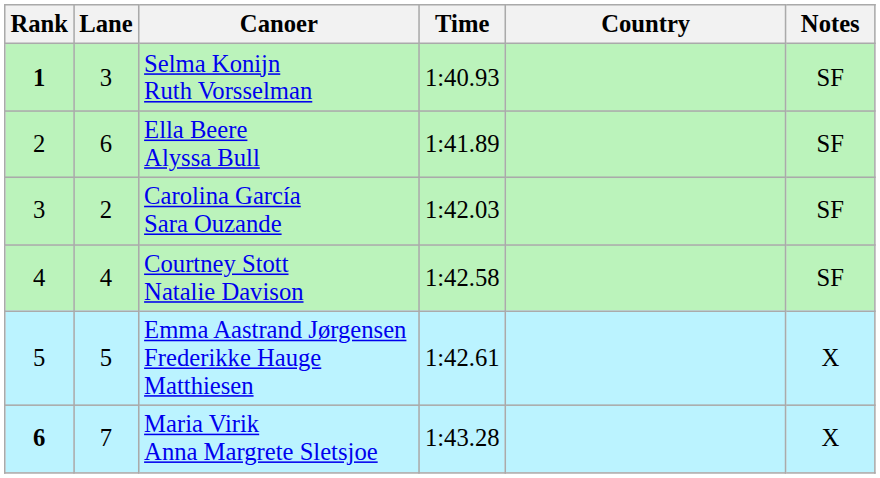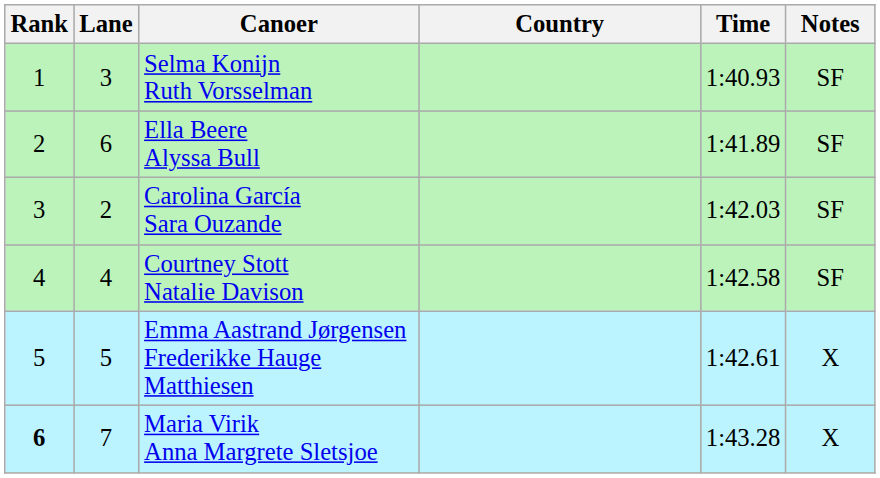columns swapped: (646, 24) <-> (462, 24)
(39, 76) bold -> (39, 76) normal
